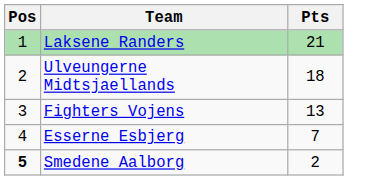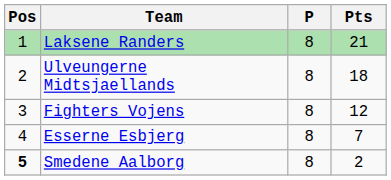+ column: (309, 17)
(315, 112) 13 -> (359, 112) 12
